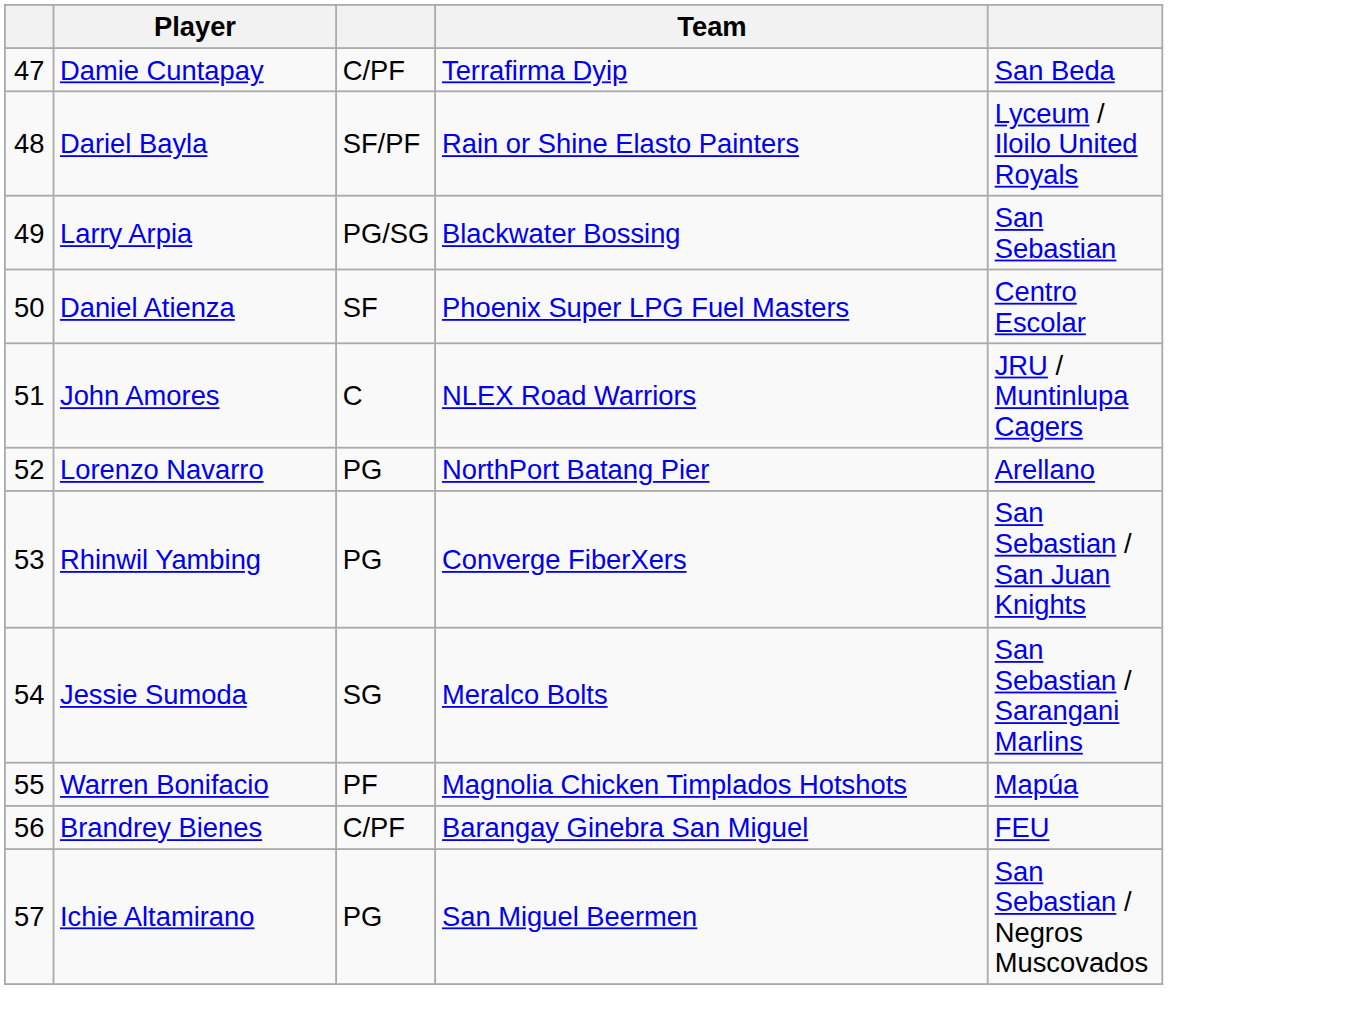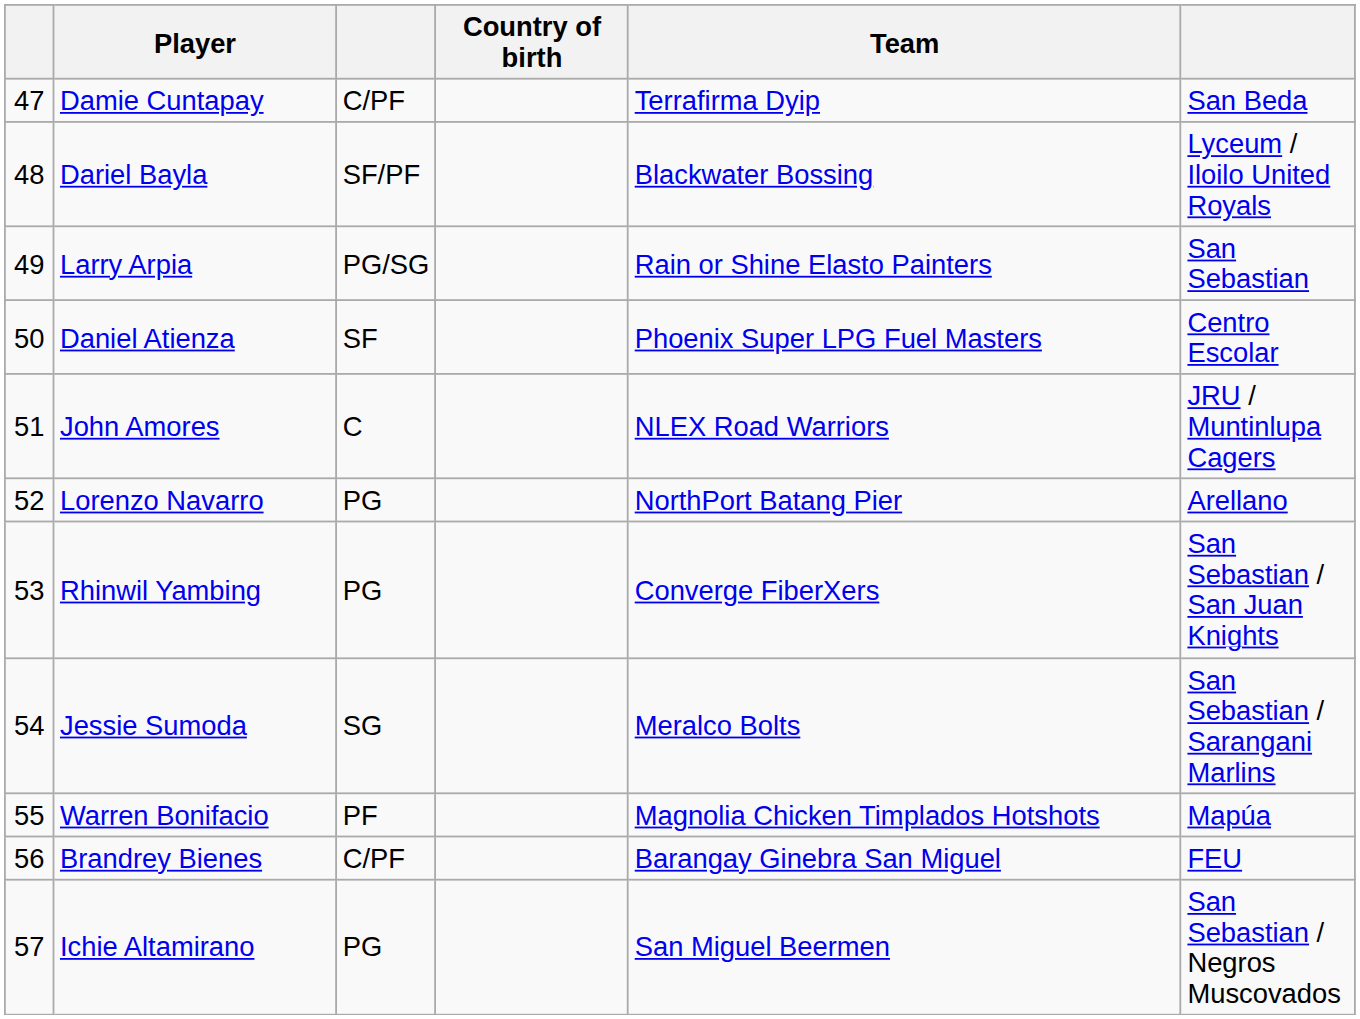+ column: (532, 42)
(621, 144) Rain or Shine Elasto Painters -> (754, 175) Blackwater Bossing
(561, 233) Blackwater Bossing -> (813, 264) Rain or Shine Elasto Painters
